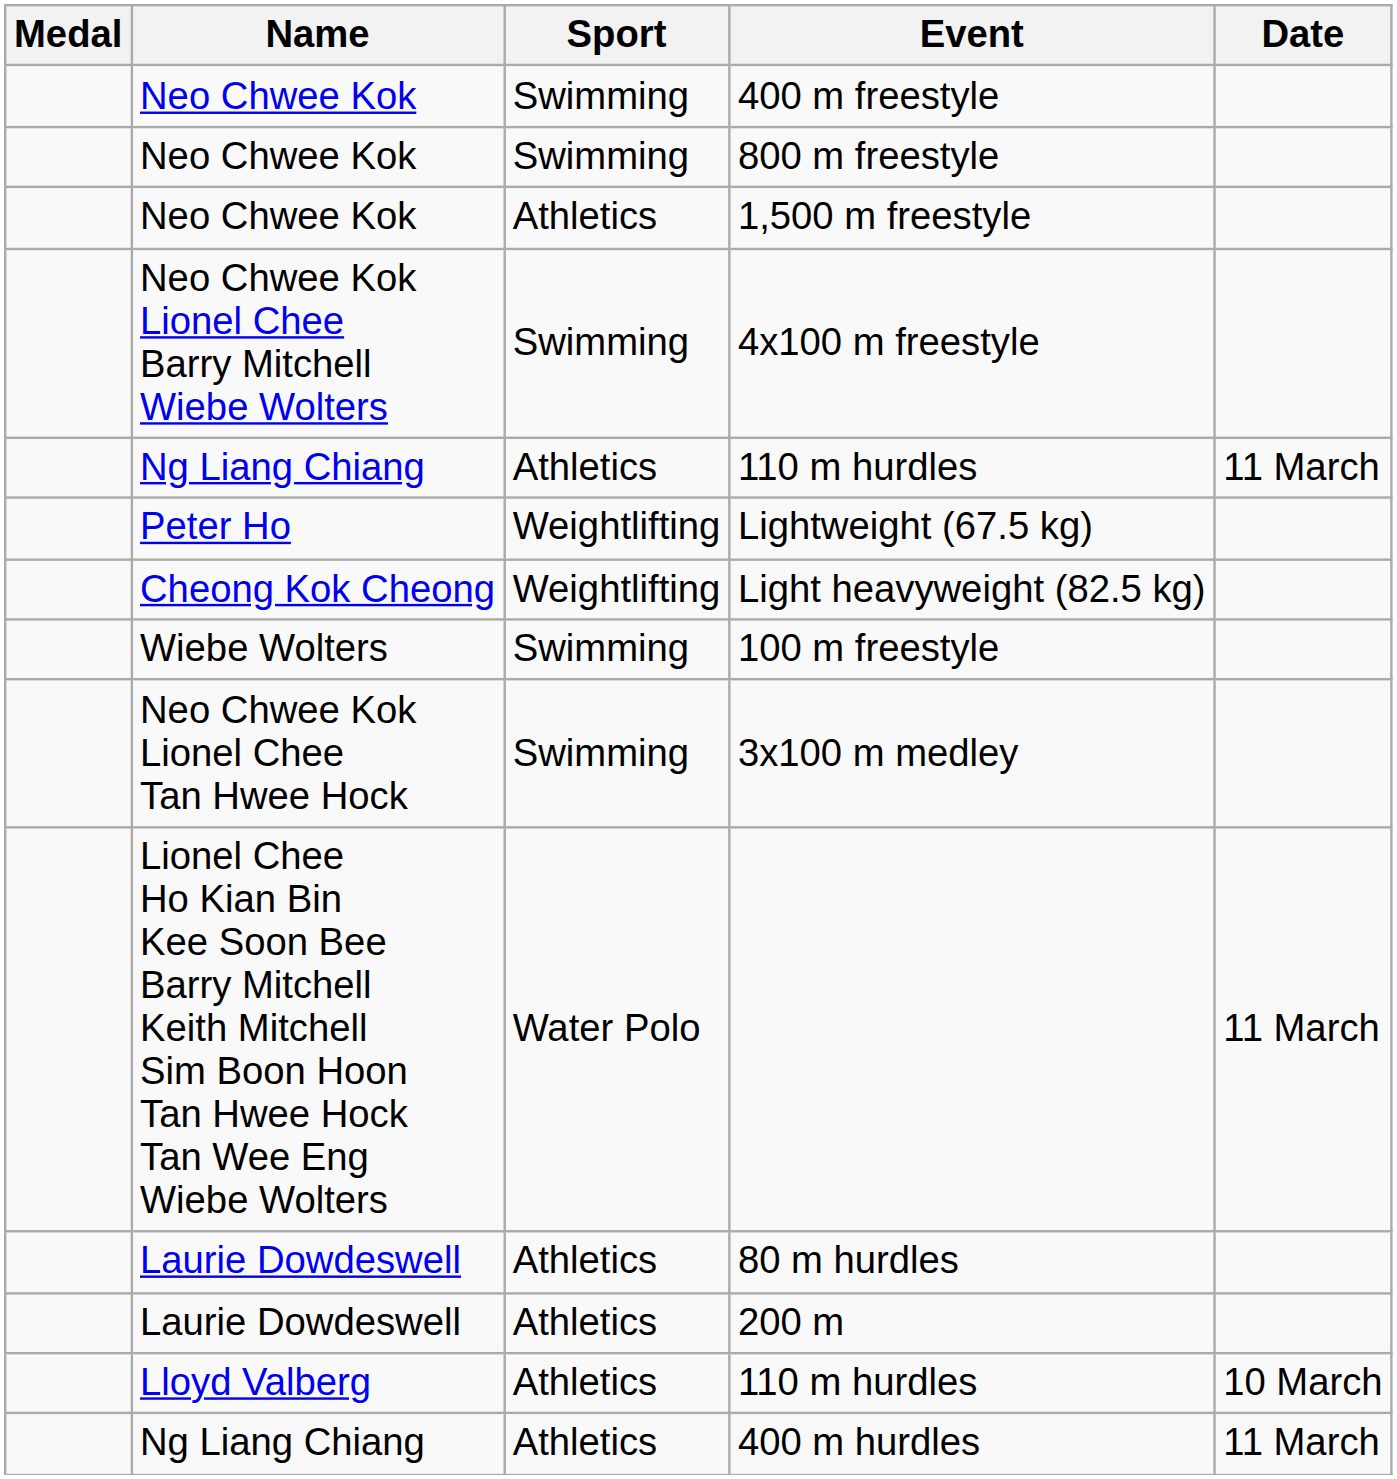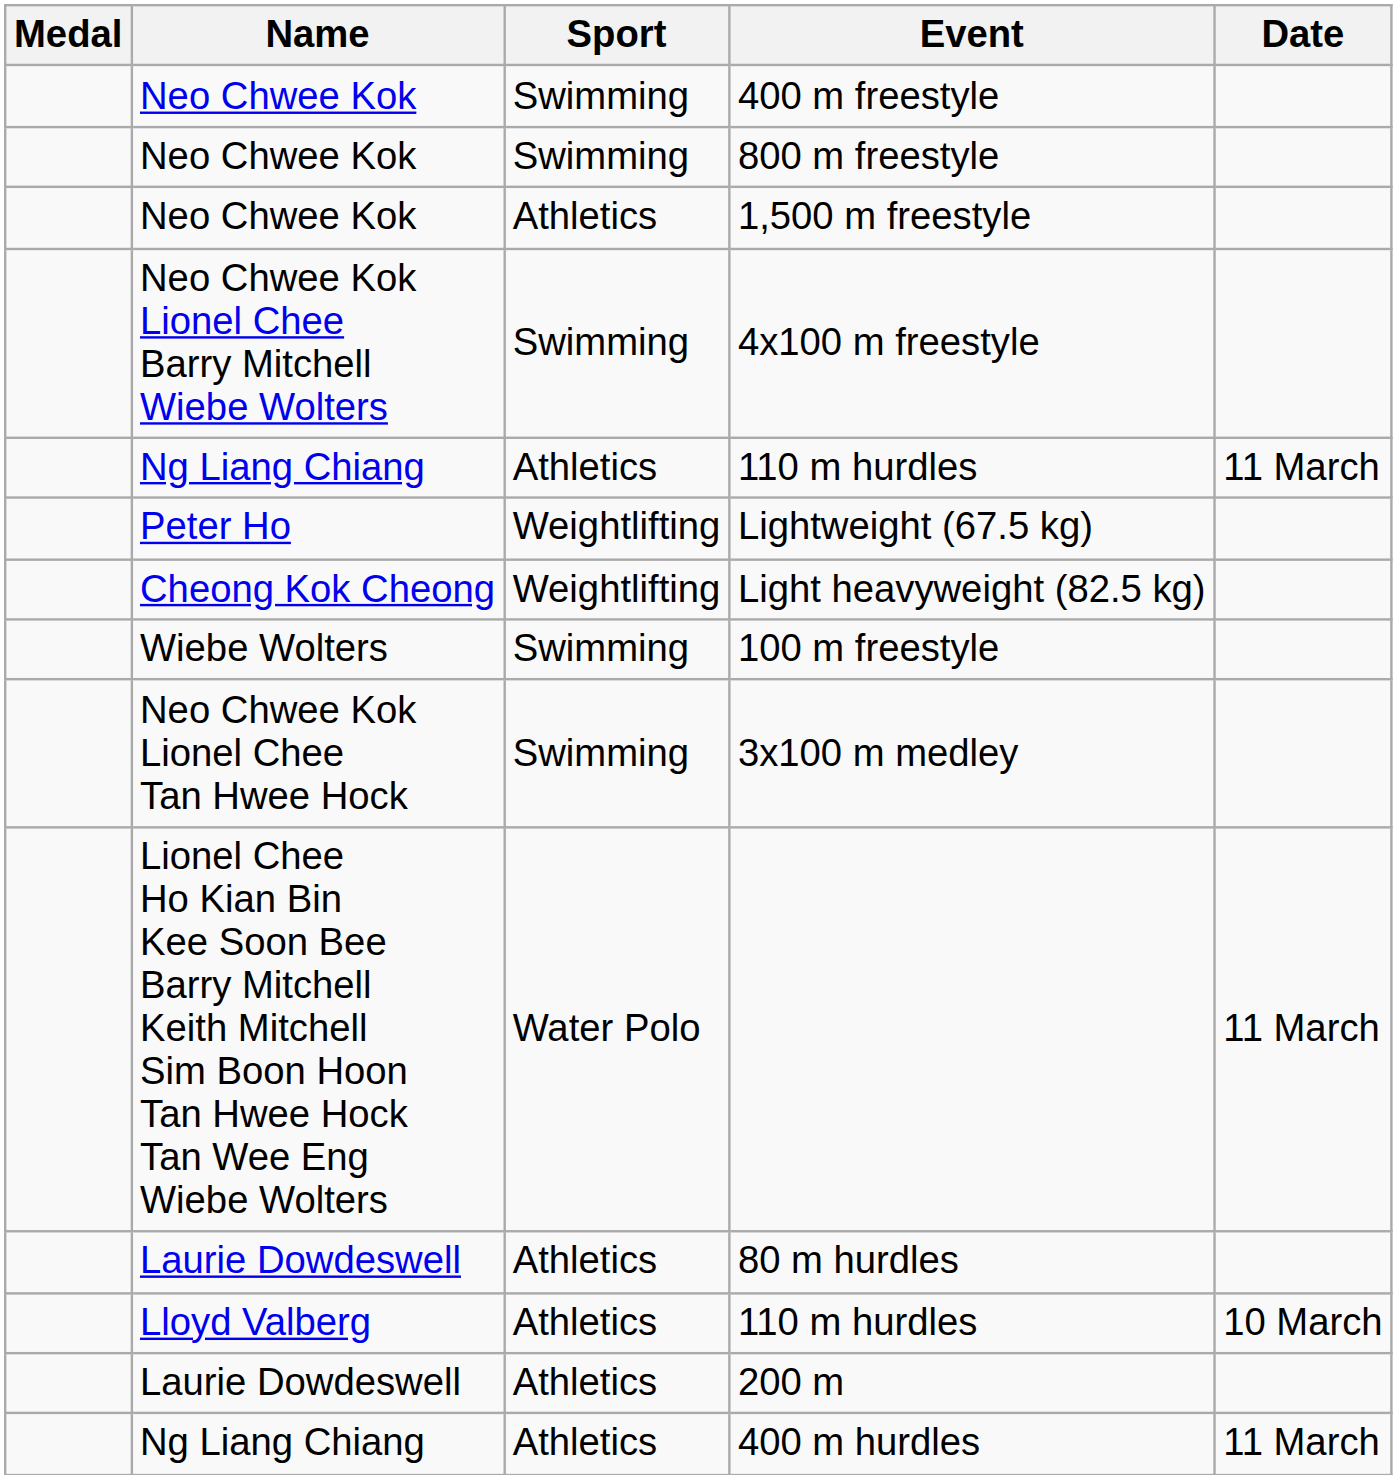rows swapped: (300, 1321) <-> (256, 1382)
